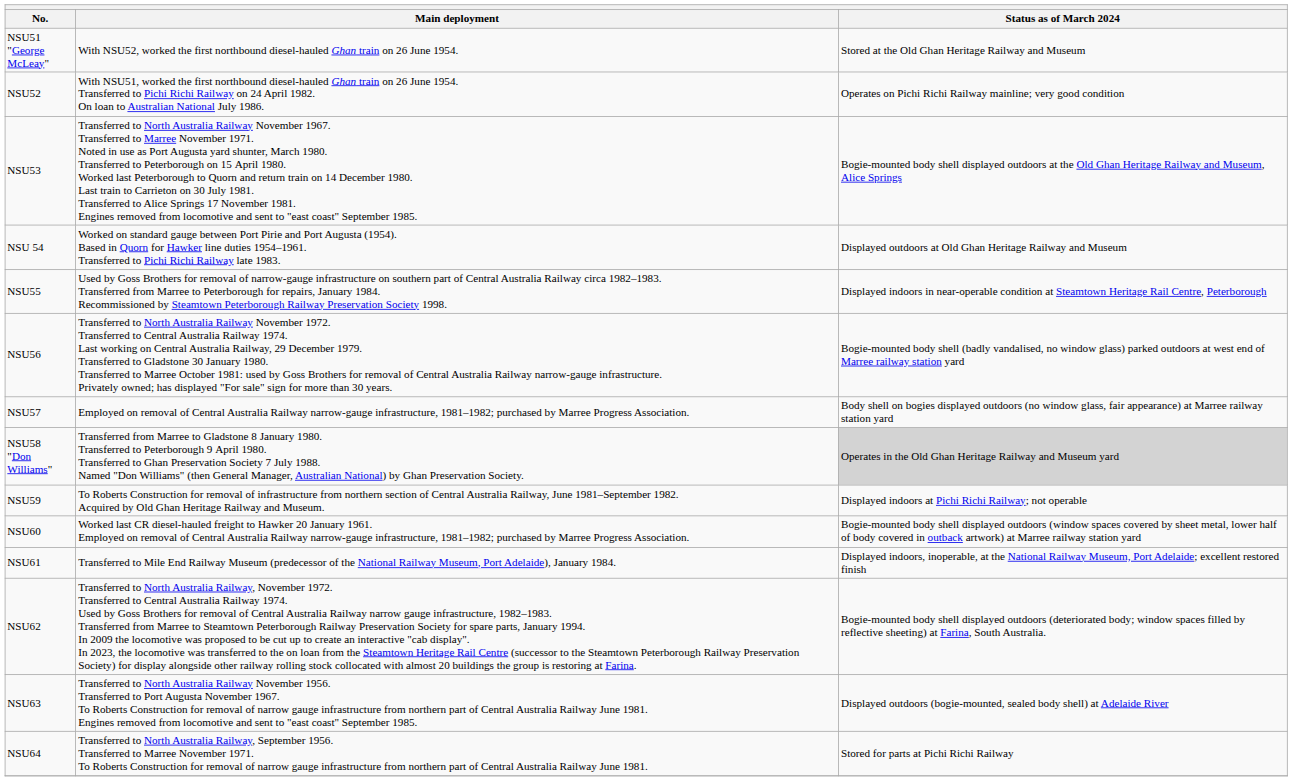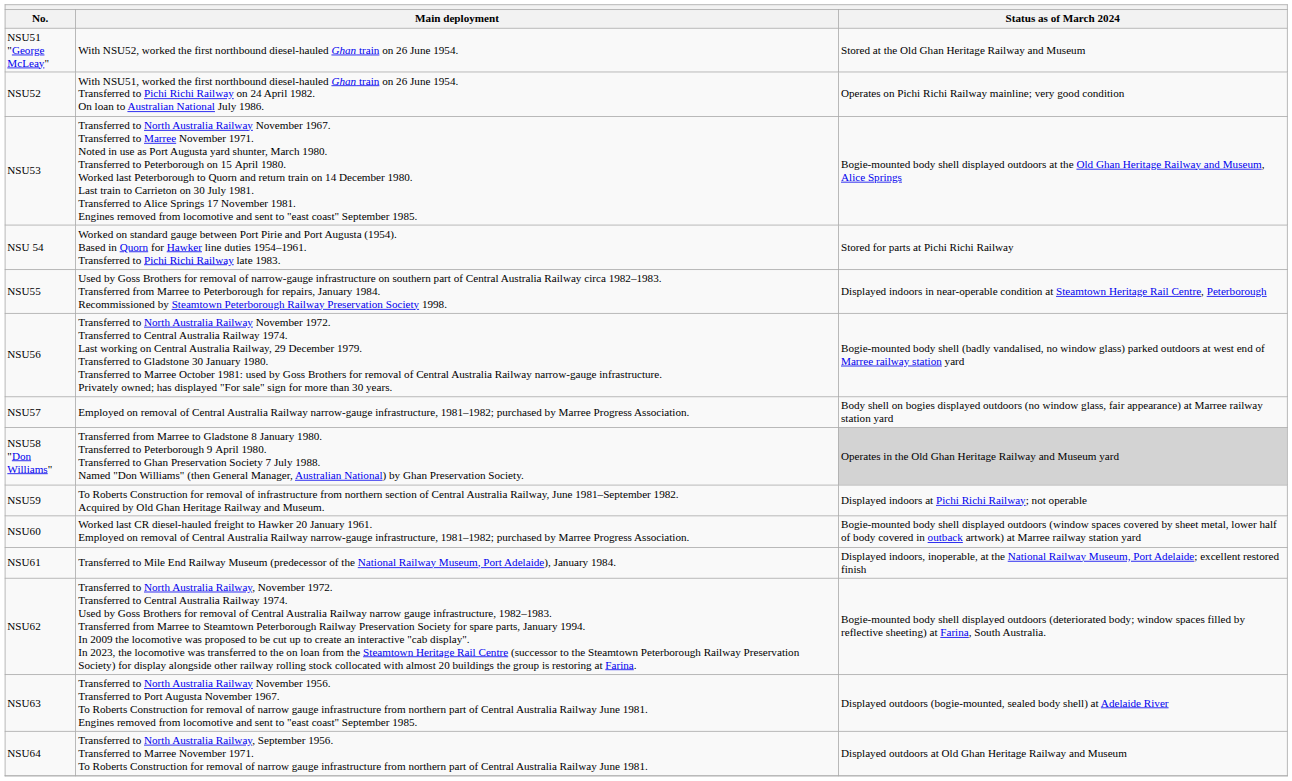(984, 247) Displayed outdoors at Old Ghan Heritage Railway and Museum -> (927, 247) Stored for parts at Pichi Richi Railway
(927, 753) Stored for parts at Pichi Richi Railway -> (984, 753) Displayed outdoors at Old Ghan Heritage Railway and Museum
